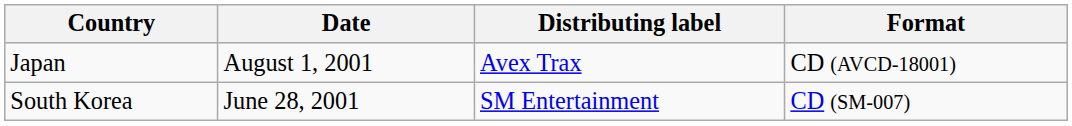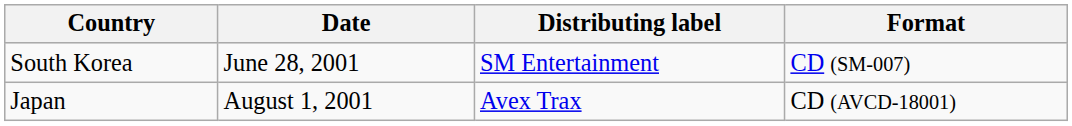rows swapped: (71, 100) <-> (38, 62)
